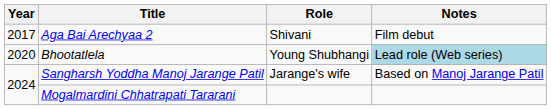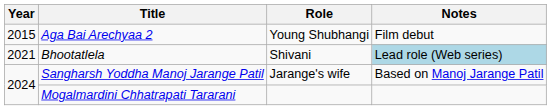(21, 34) 2017 -> (21, 34) 2015
(290, 34) Shivani -> (319, 34) Young Shubhangi
(21, 54) 2020 -> (21, 54) 2021
(319, 54) Young Shubhangi -> (290, 54) Shivani
